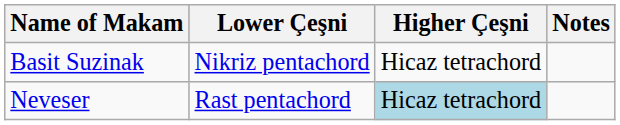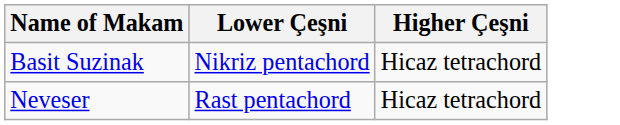- column: (581, 23)
(461, 100) lightblue background -> (461, 100) no background
